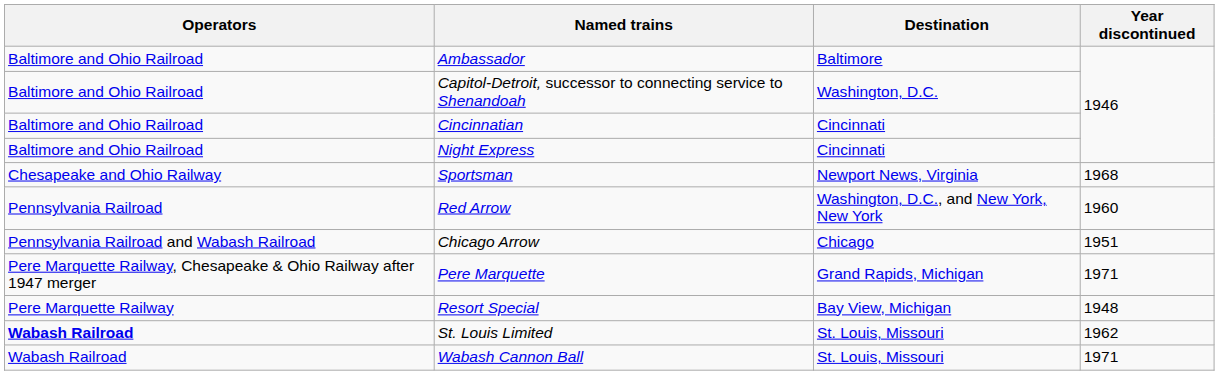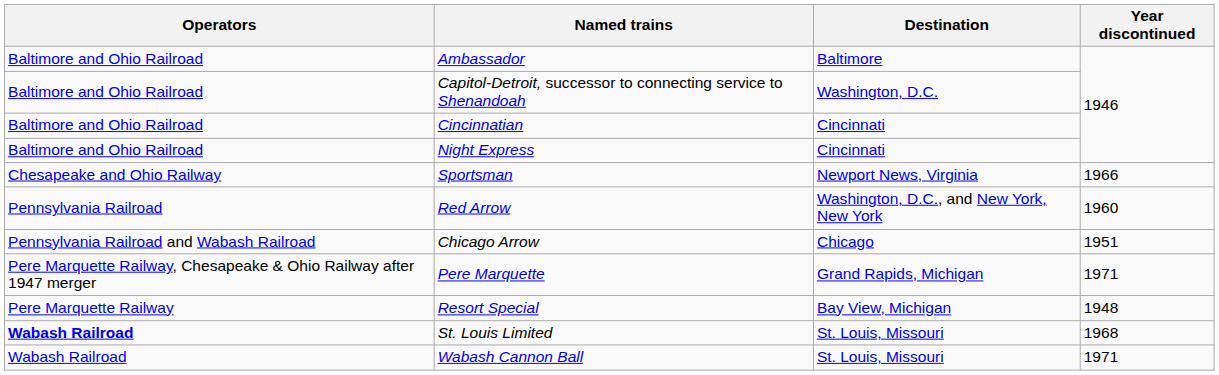(1101, 174) 1968 -> (1101, 174) 1966
(1101, 332) 1962 -> (1101, 332) 1968
